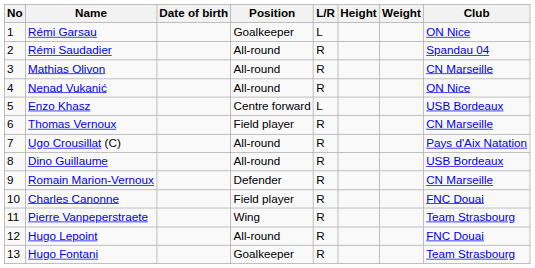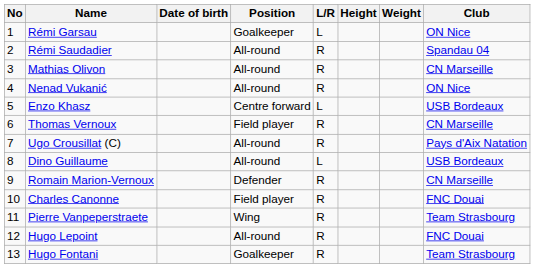(320, 161) R -> (319, 161) L
